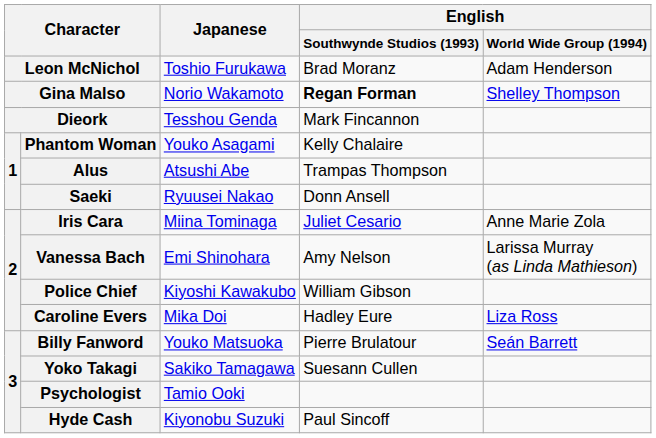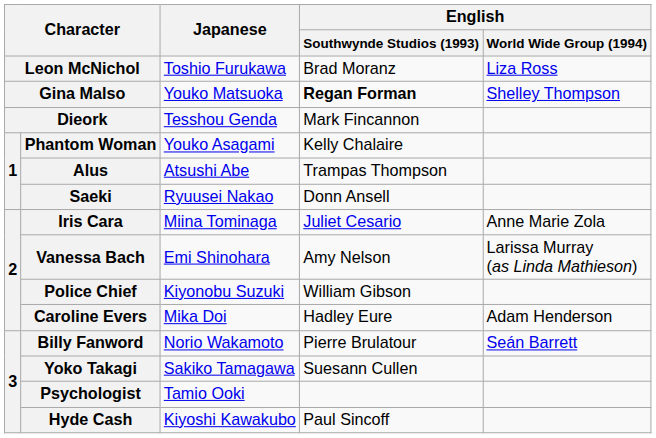(549, 68) Adam Henderson -> (522, 68) Liza Ross
(224, 94) Norio Wakamoto -> (223, 94) Youko Matsuoka
(230, 291) Kiyoshi Kawakubo -> (224, 291) Kiyonobu Suzuki
(522, 317) Liza Ross -> (549, 317) Adam Henderson
(223, 343) Youko Matsuoka -> (224, 343) Norio Wakamoto
(224, 419) Kiyonobu Suzuki -> (230, 419) Kiyoshi Kawakubo
